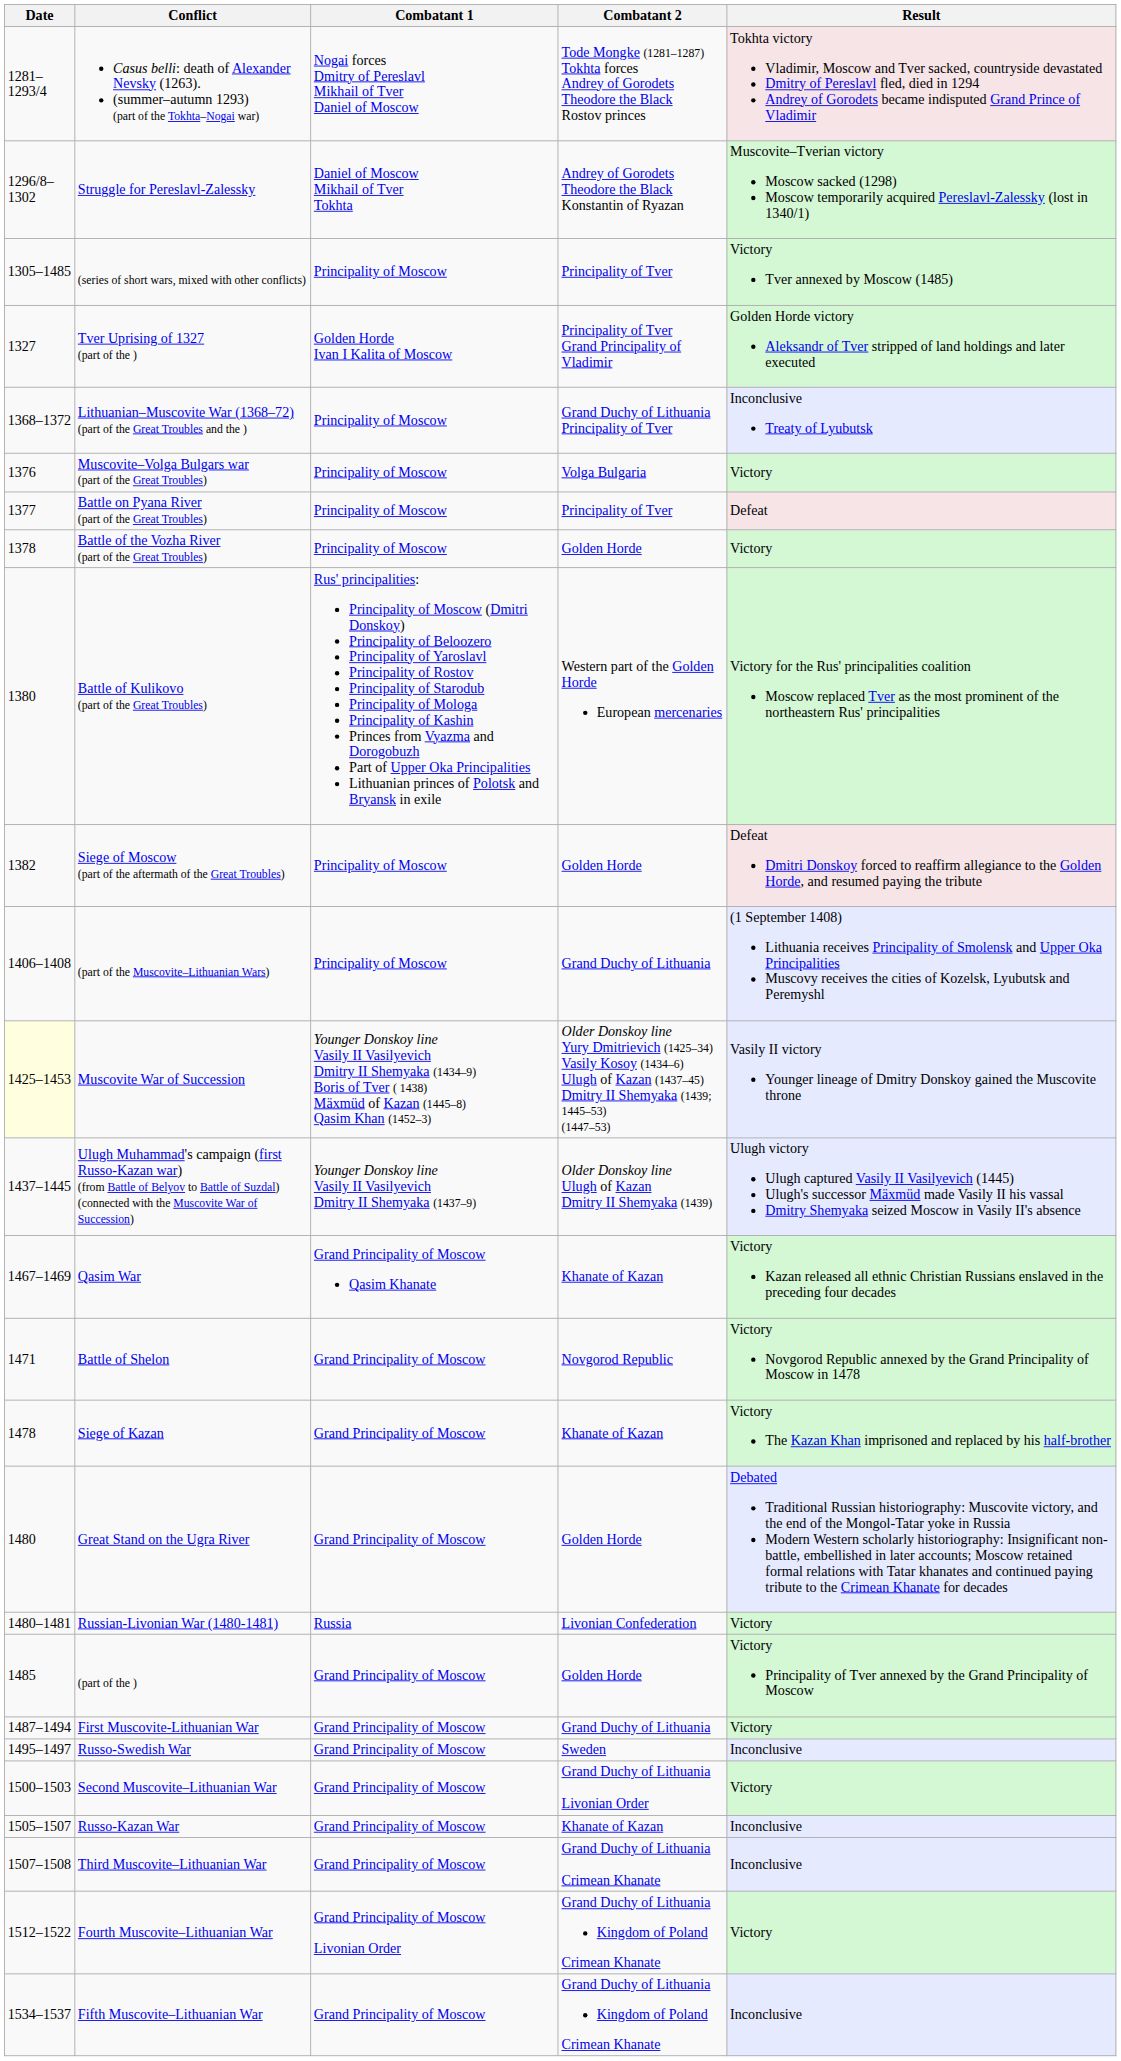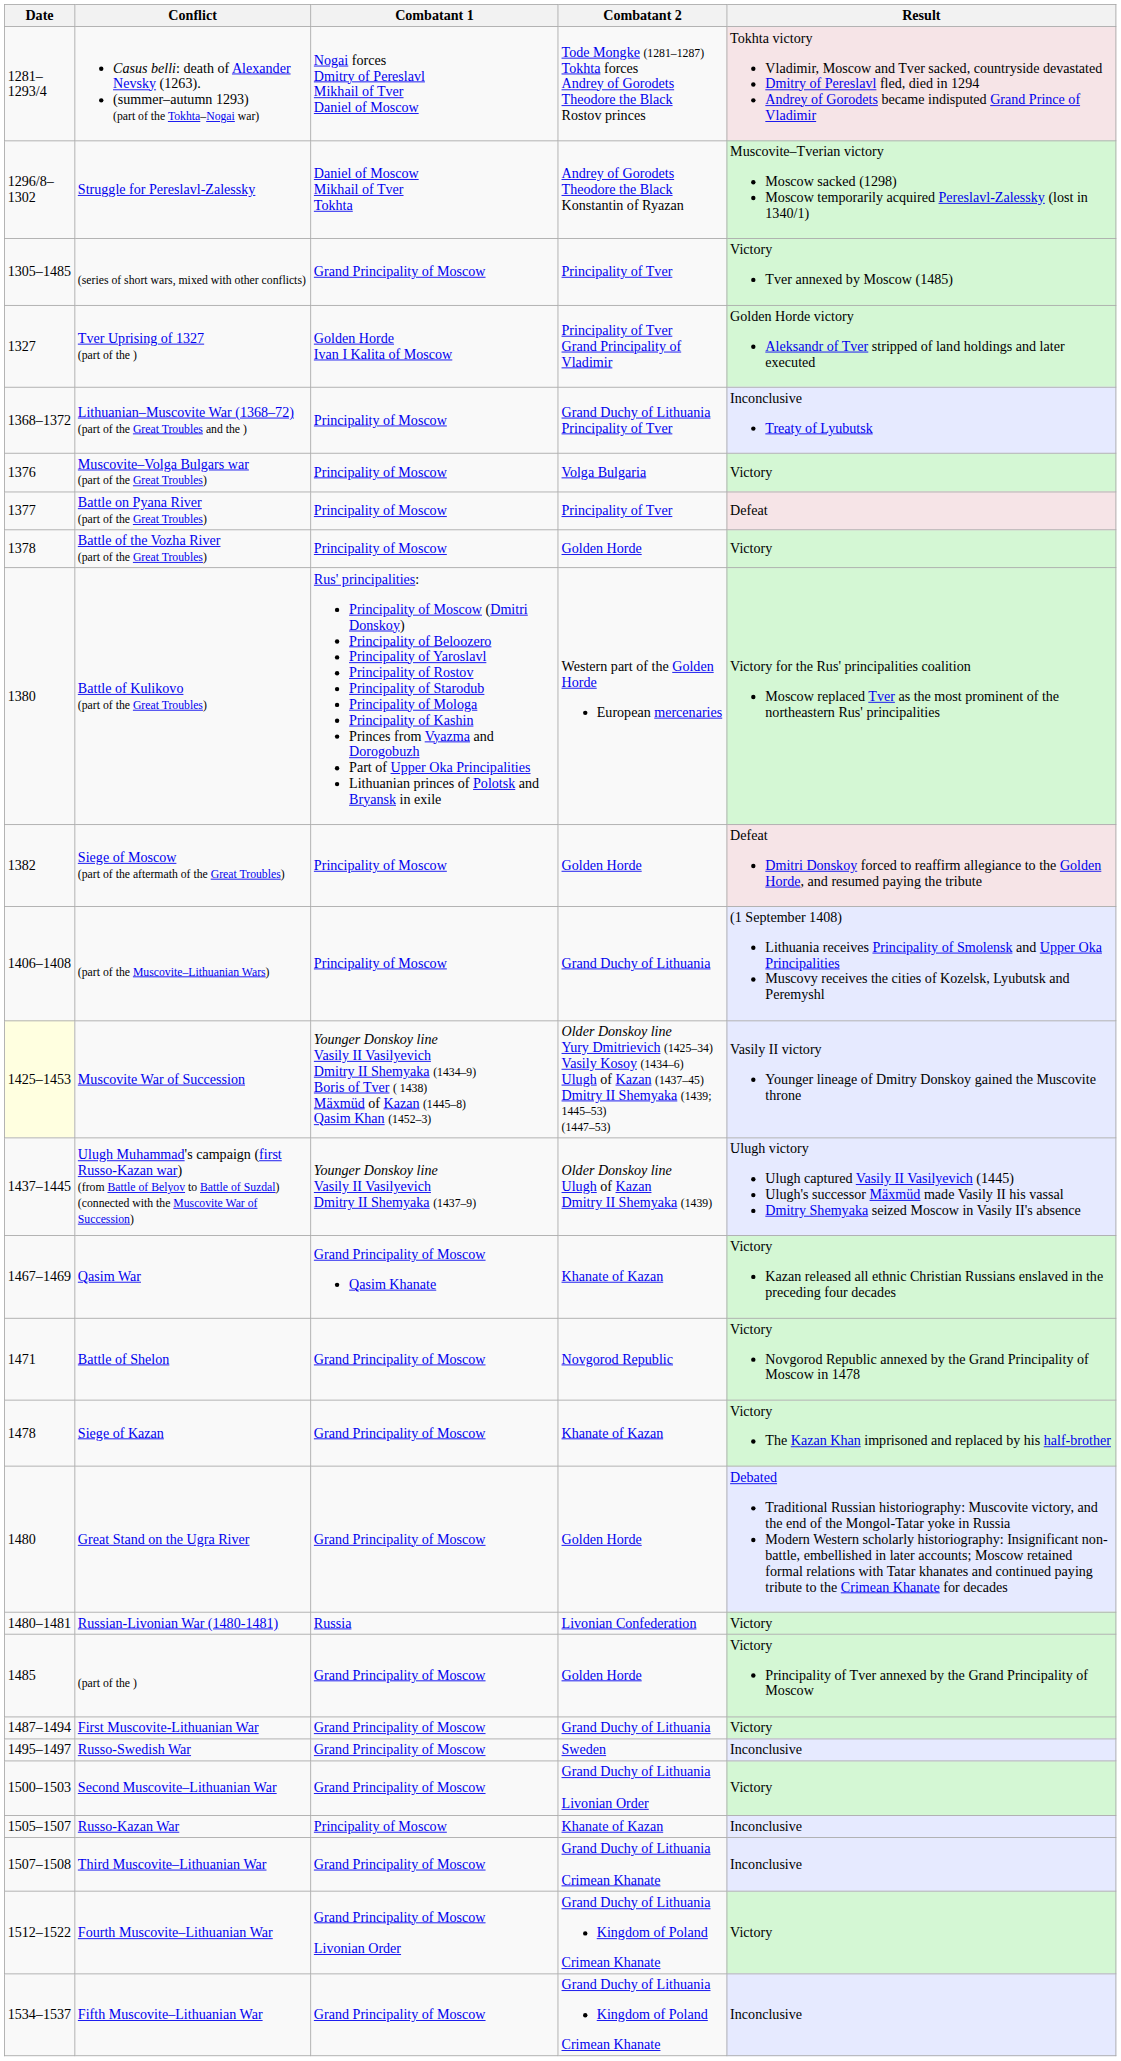(380, 271) Principality of Moscow -> (400, 271) Grand Principality of Moscow
(400, 1826) Grand Principality of Moscow -> (380, 1826) Principality of Moscow
